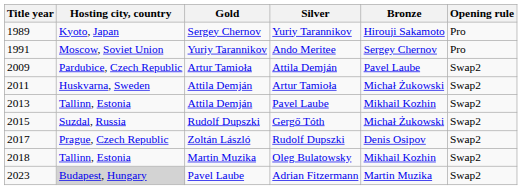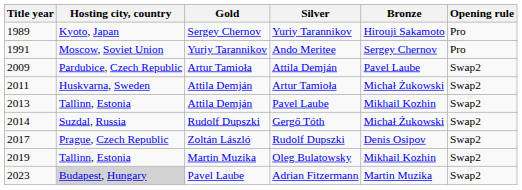(18, 121) 2015 -> (18, 121) 2014
(18, 157) 2018 -> (18, 157) 2019
